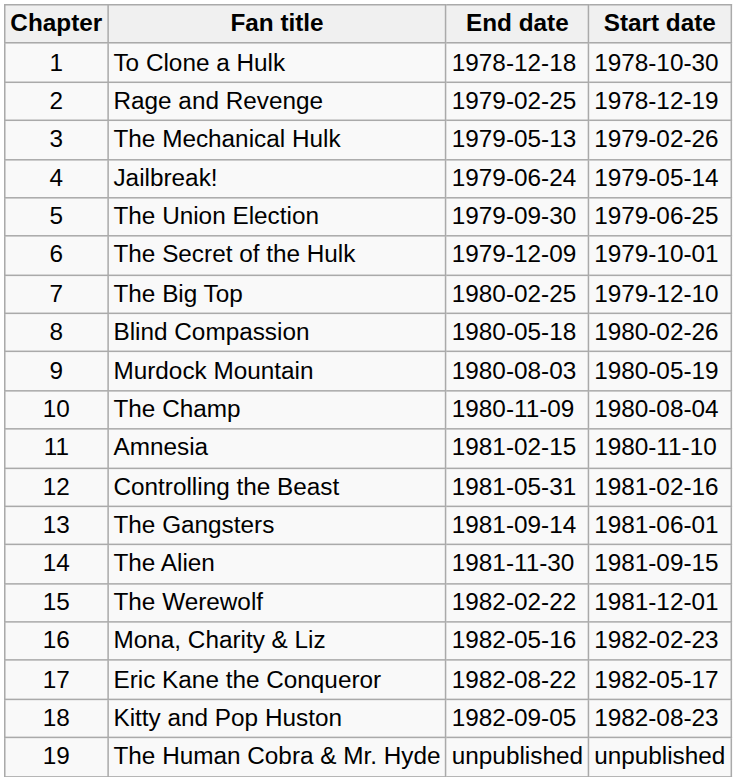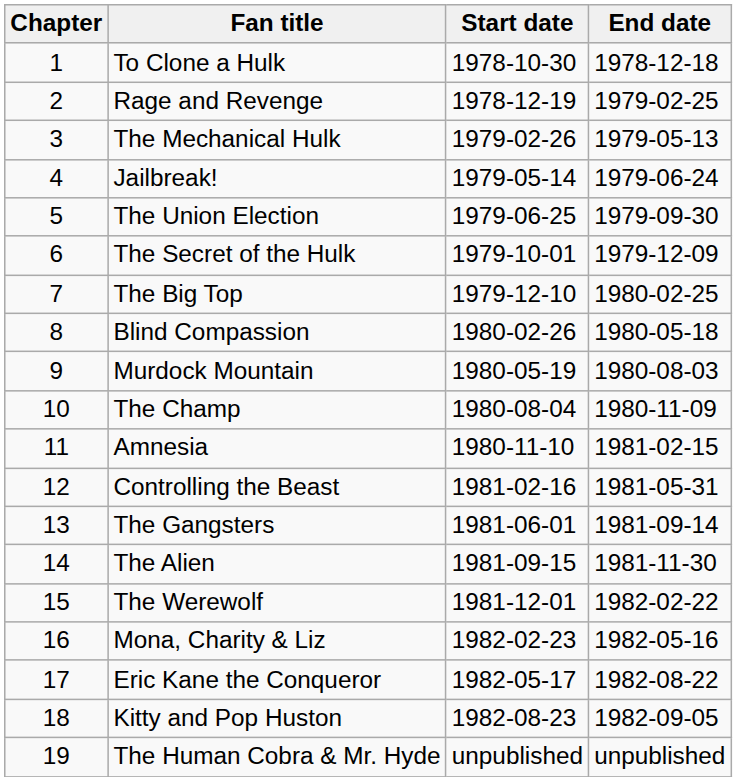columns swapped: (660, 23) <-> (517, 23)
